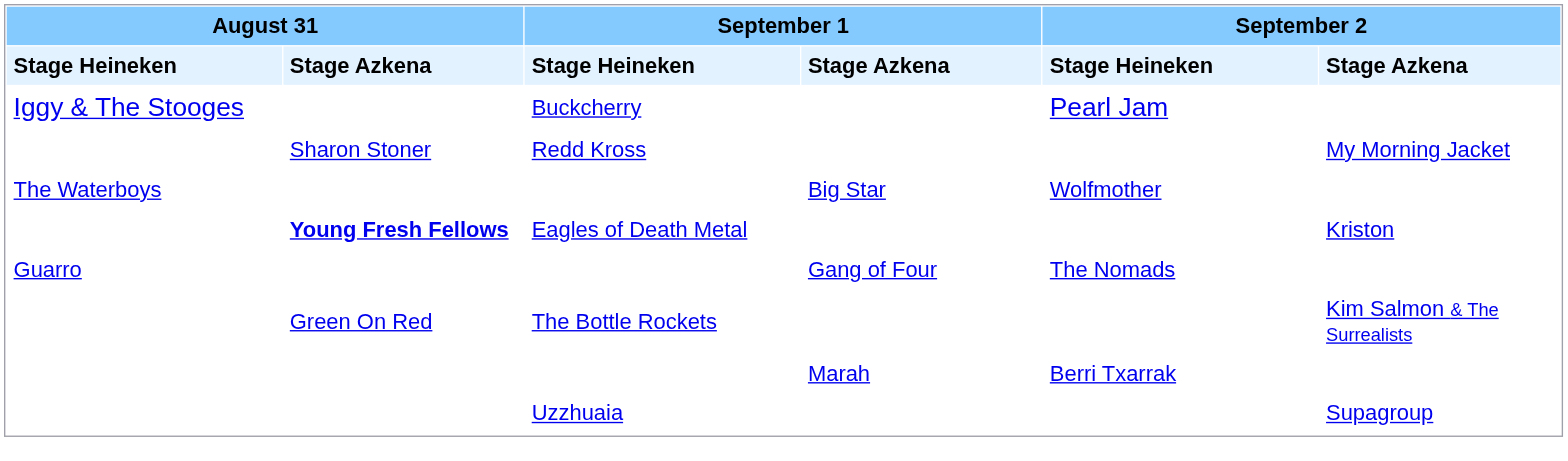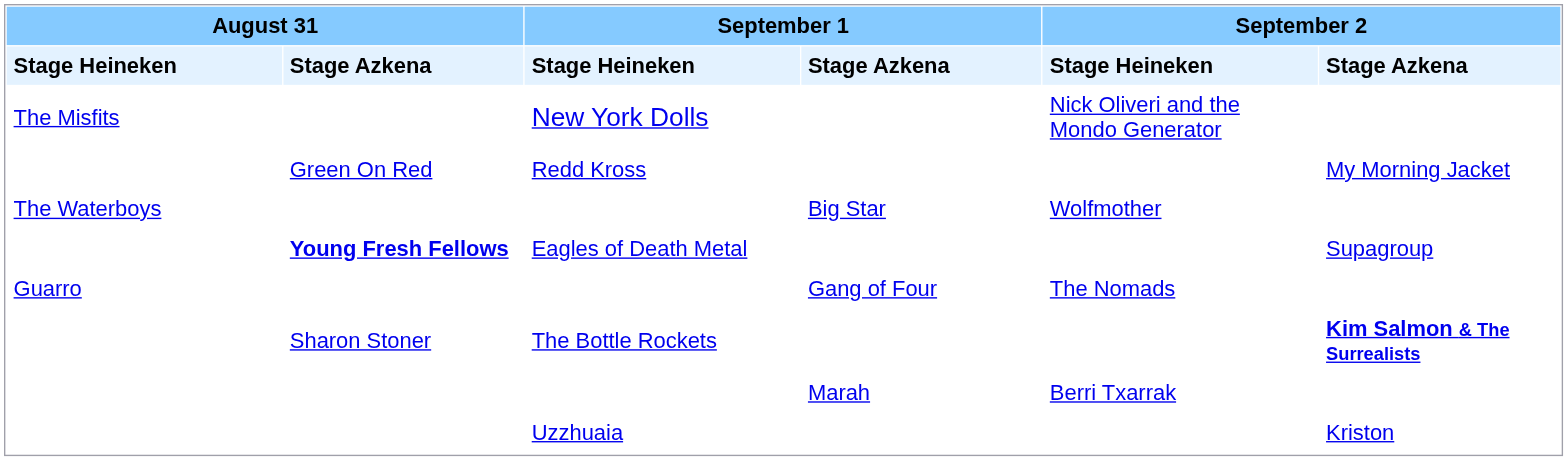+ row: (67, 117)
- row: (129, 107)
(360, 150) Sharon Stoner -> (361, 169) Green On Red
(1360, 229) Kriston -> (1380, 249) Supagroup
(361, 321) Green On Red -> (360, 340) Sharon Stoner
(1412, 321) normal -> (1418, 340) bold
(1380, 413) Supagroup -> (1360, 432) Kriston
